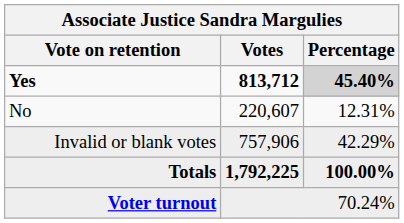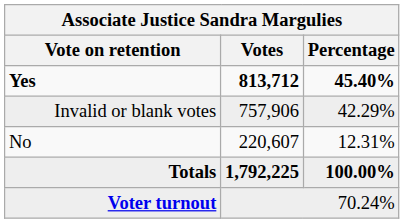(365, 81) lightgrey background -> (365, 81) no background
rows swapped: (20, 111) <-> (135, 142)
